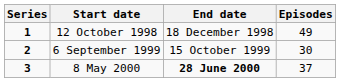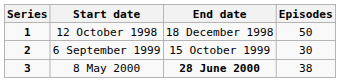(306, 32) 49 -> (306, 32) 50
(306, 68) 37 -> (306, 68) 38
